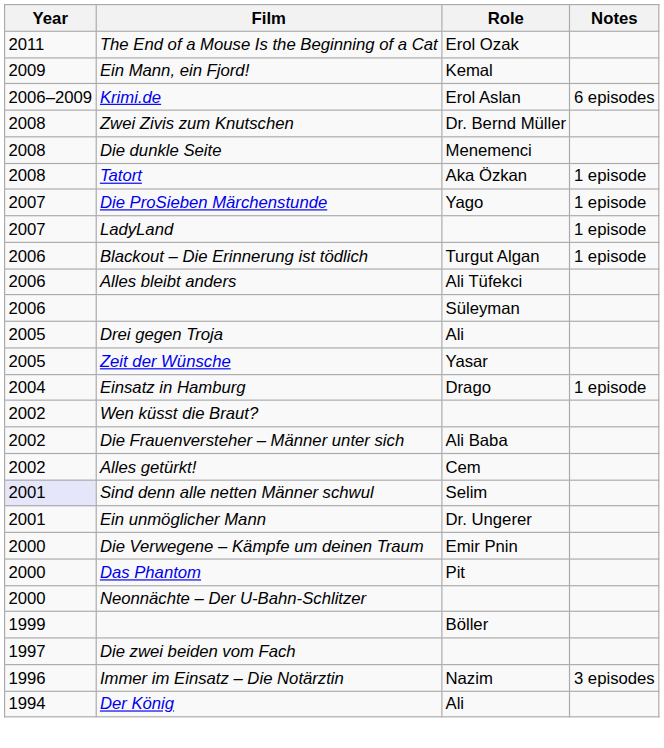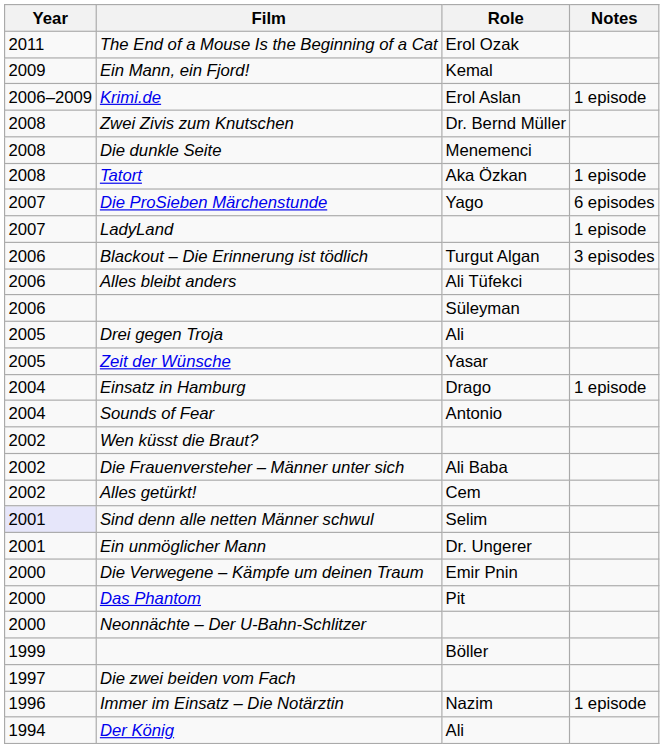(614, 97) 6 episodes -> (610, 97) 1 episode
(610, 203) 1 episode -> (614, 203) 6 episodes
(610, 256) 1 episode -> (614, 256) 3 episodes
+ row: (157, 414)
(614, 678) 3 episodes -> (610, 704) 1 episode
